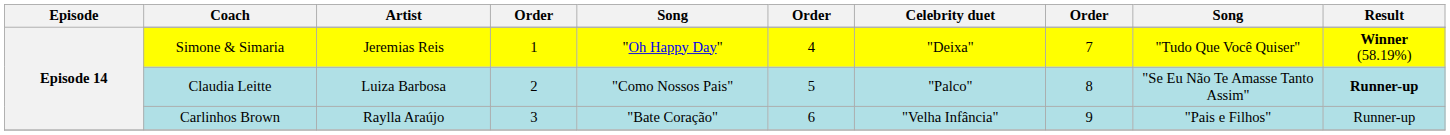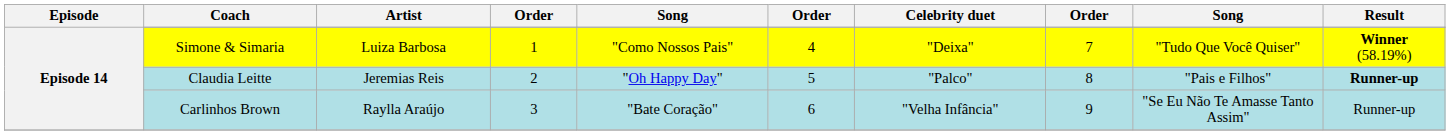(404, 47) Jeremias Reis -> (404, 47) Luiza Barbosa
(673, 47) "Oh Happy Day" -> (673, 47) "Como Nossos Pais"
(404, 86) Luiza Barbosa -> (404, 78) Jeremias Reis
(673, 86) "Como Nossos Pais" -> (673, 78) "Oh Happy Day"
(1228, 86) "Se Eu Não Te Amasse Tanto Assim" -> (1228, 78) "Pais e Filhos"
(1228, 118) "Pais e Filhos" -> (1228, 109) "Se Eu Não Te Amasse Tanto Assim"
